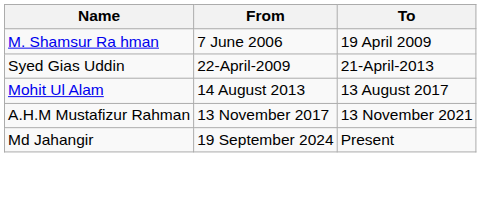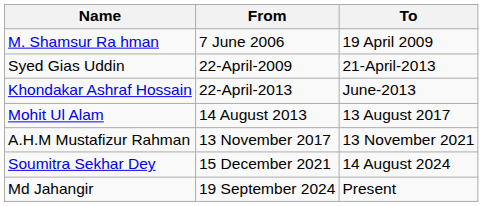+ row: (100, 90)
+ row: (82, 164)
